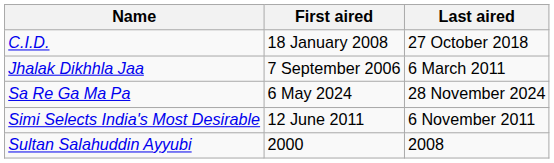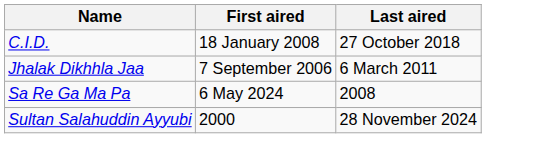(477, 94) 28 November 2024 -> (358, 94) 2008
- row: (134, 119)
(426, 145) 2008 -> (408, 119) 28 November 2024
